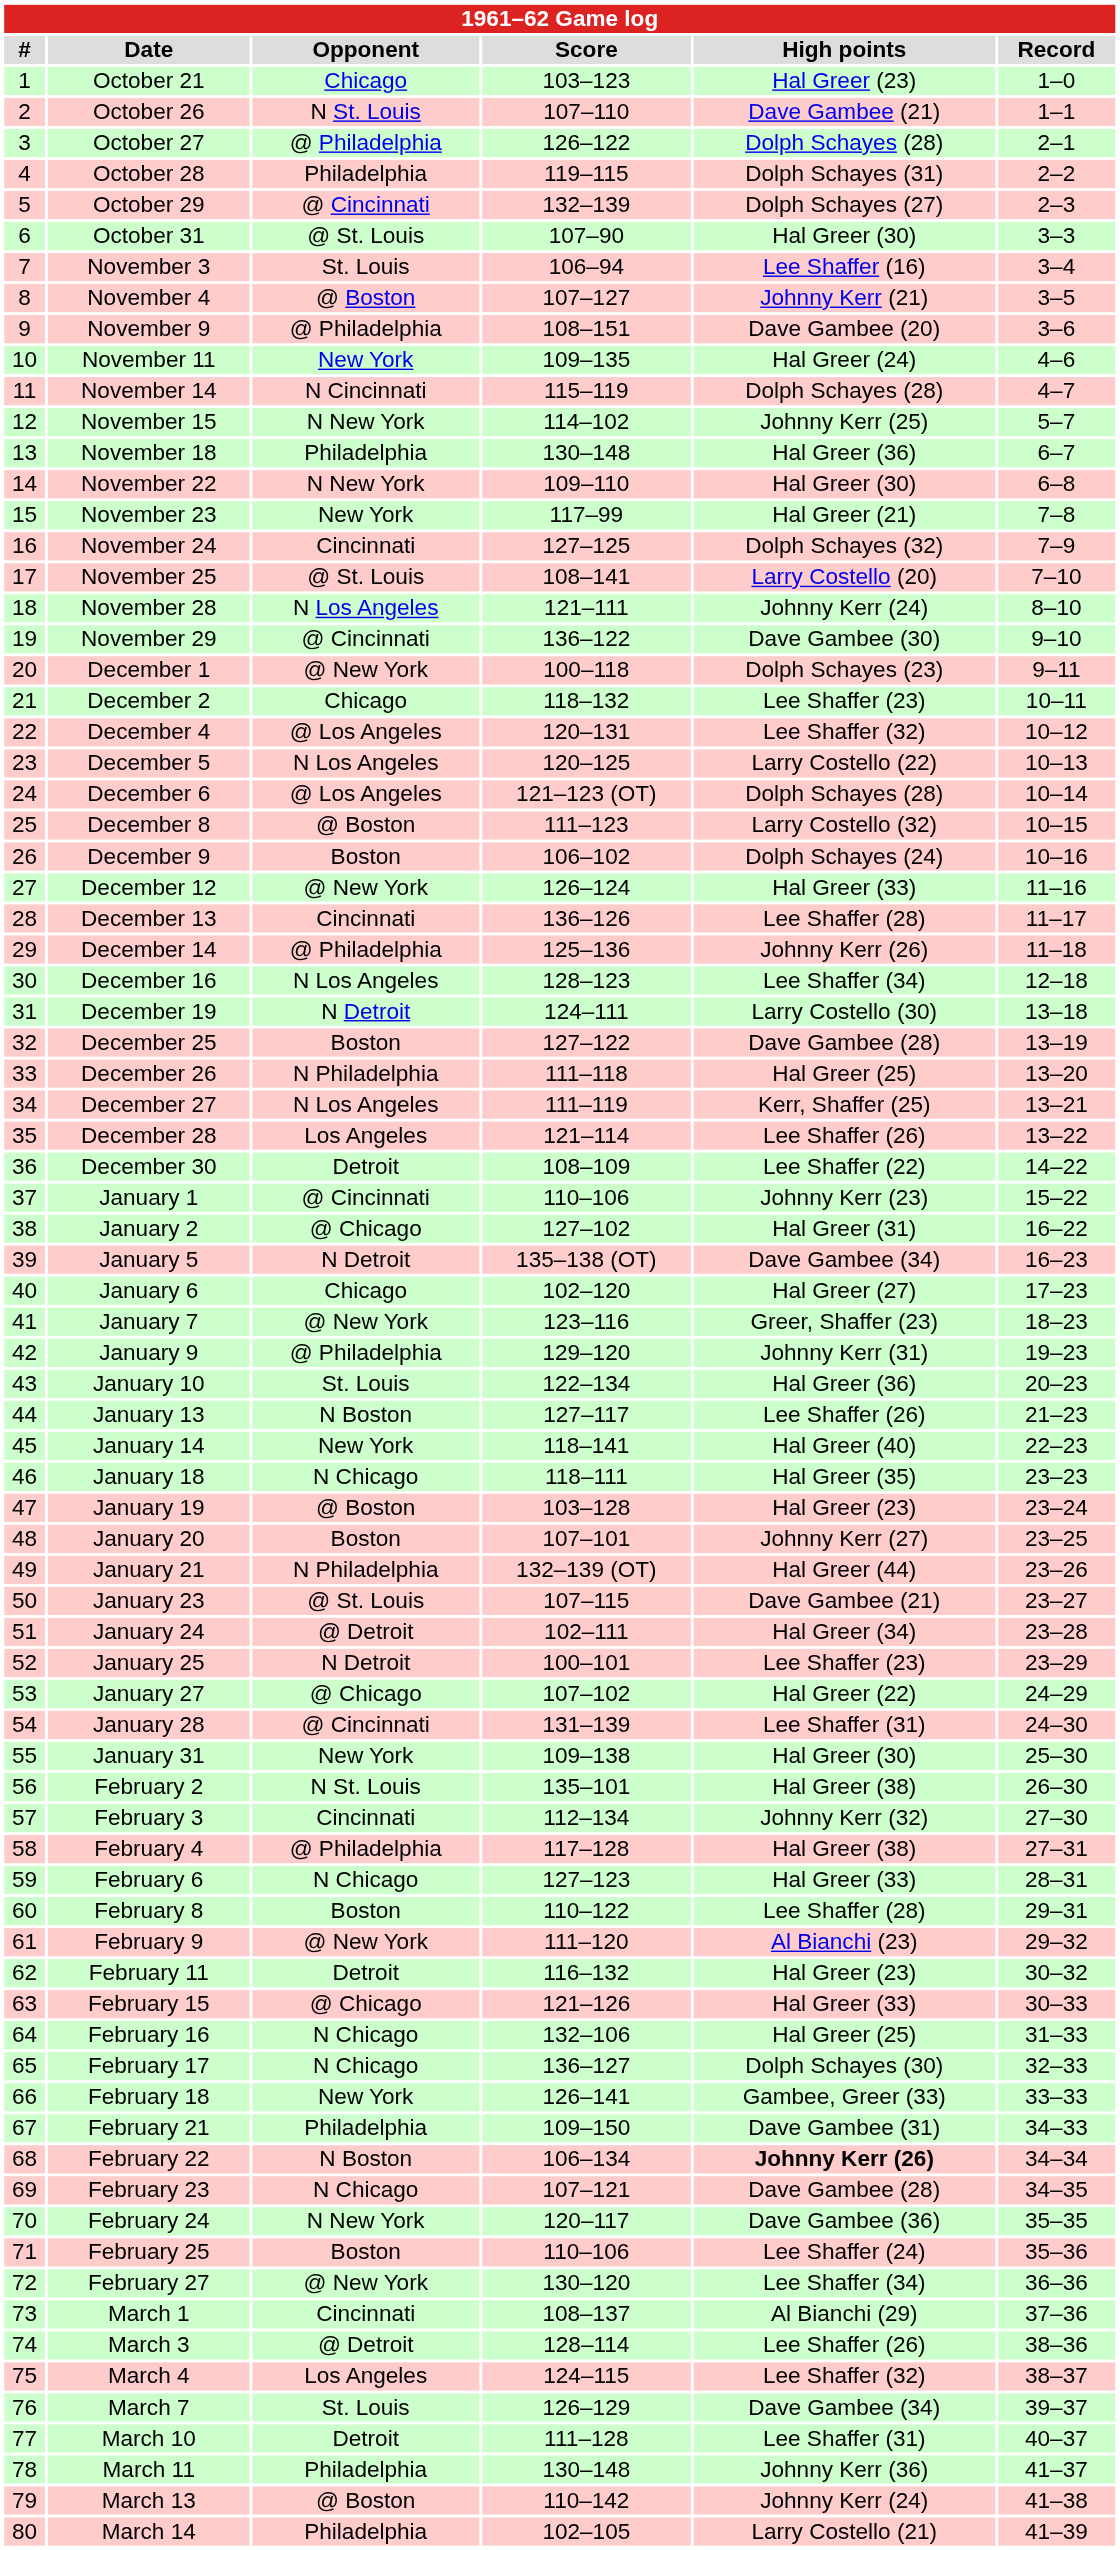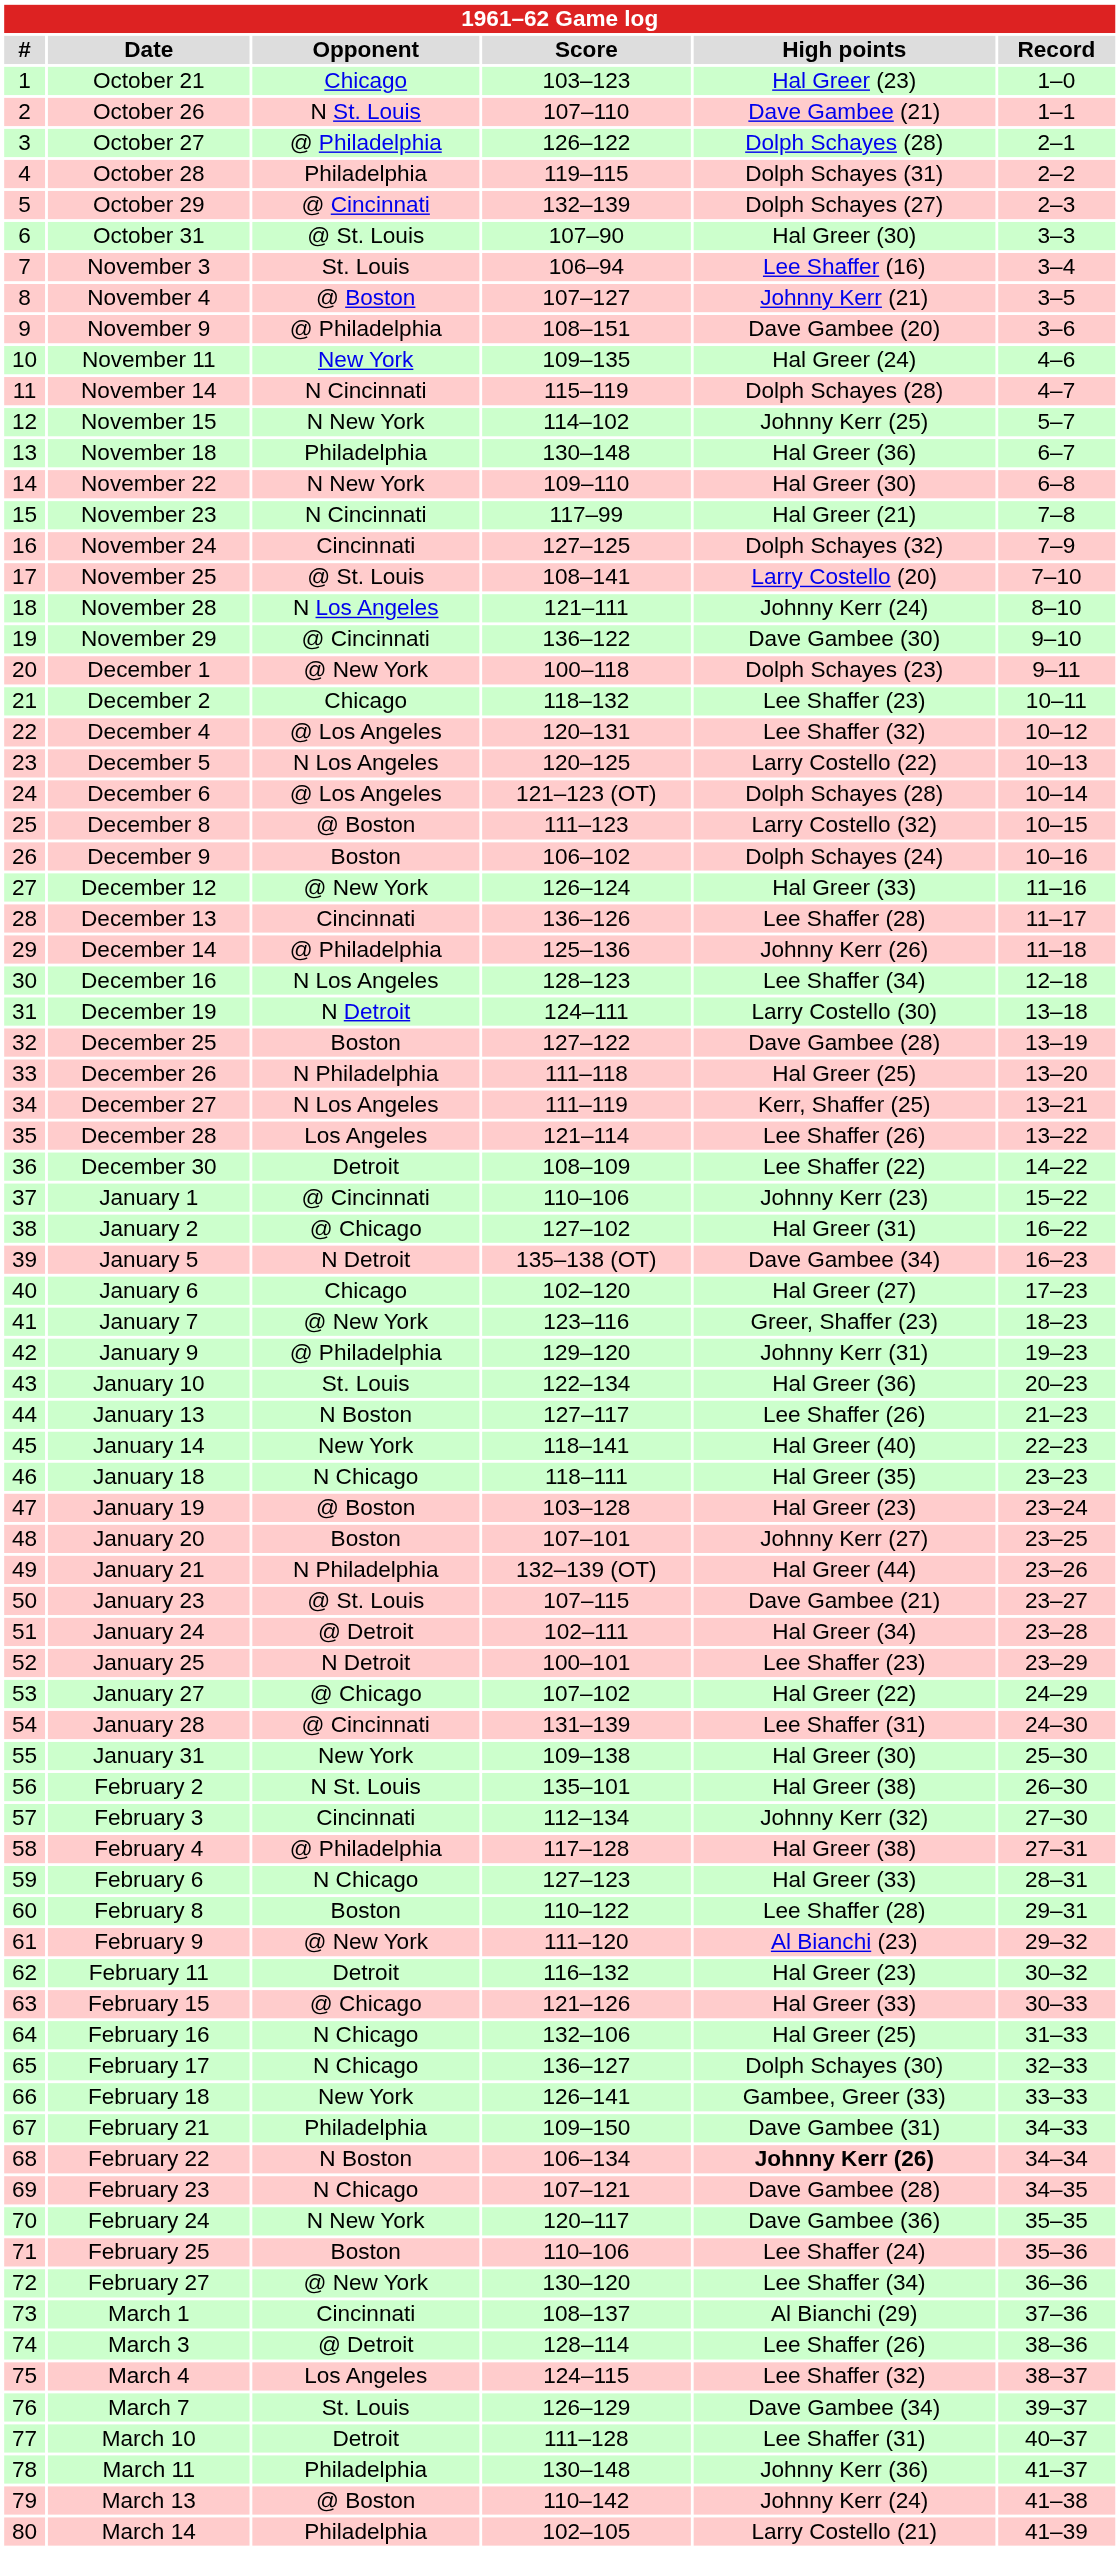(366, 515) New York -> (366, 515) N Cincinnati
